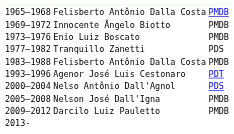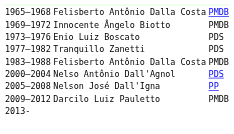(219, 37) PMDB -> (216, 37) PDS
- row: (28, 74)
(219, 99) PMDB -> (214, 87) PP
